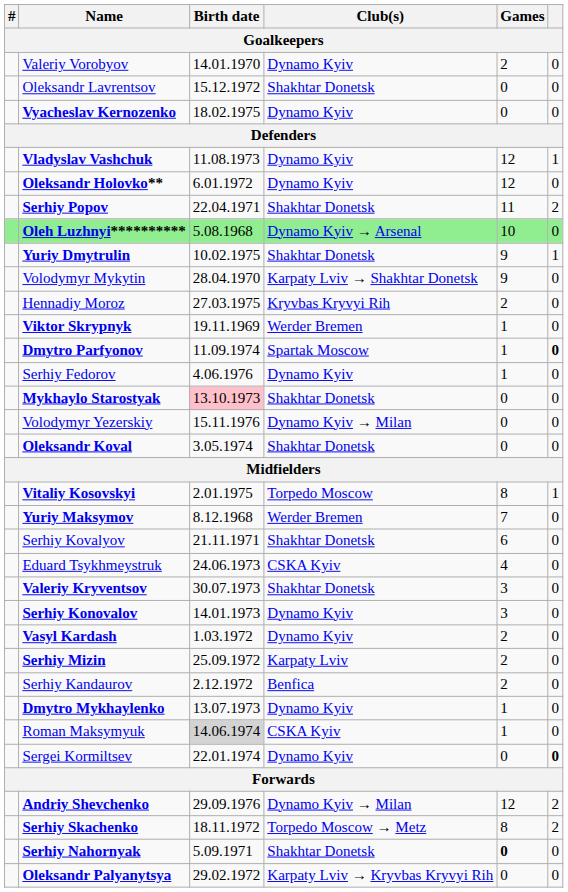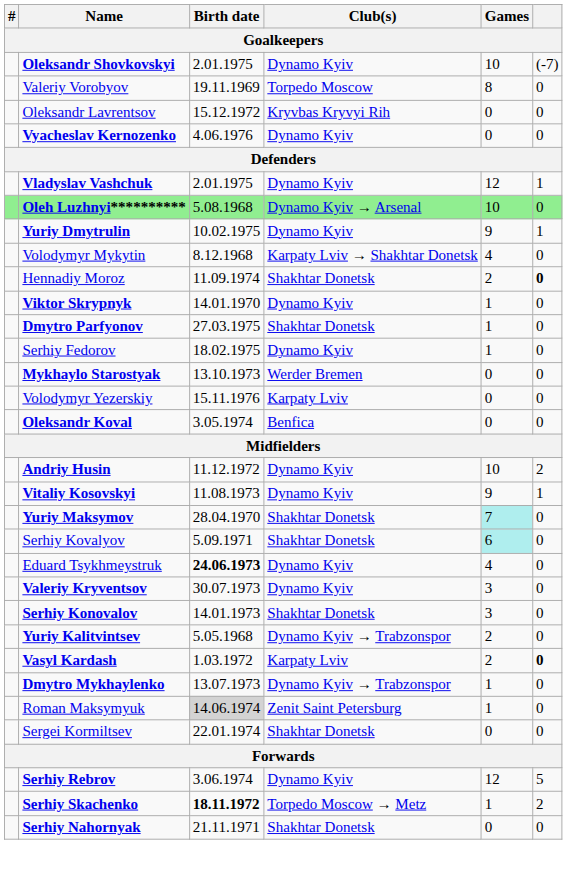+ row: (99, 64)
(227, 64) 14.01.1970 -> (226, 87) 19.11.1969
(310, 64) Dynamo Kyiv -> (320, 87) Torpedo Moscow
(504, 64) 2 -> (489, 87) 8
(321, 87) Shakhtar Donetsk -> (329, 111) Kryvbas Kryvyi Rih
(227, 111) 18.02.1975 -> (223, 135) 4.06.1976
(226, 159) 11.08.1973 -> (223, 183) 2.01.1975
- row: (93, 183)
- row: (65, 207)
(321, 254) Shakhtar Donetsk -> (310, 231) Dynamo Kyiv
(227, 278) 28.04.1970 -> (223, 254) 8.12.1968
(504, 278) 9 -> (489, 254) 4
(227, 302) 27.03.1975 -> (226, 278) 11.09.1974
(329, 302) Kryvbas Kryvyi Rih -> (321, 278) Shakhtar Donetsk
(555, 302) normal -> (540, 278) bold
(226, 326) 19.11.1969 -> (227, 302) 14.01.1970
(315, 326) Werder Bremen -> (310, 302) Dynamo Kyiv
(226, 350) 11.09.1974 -> (227, 326) 27.03.1975
(318, 350) Spartak Moscow -> (321, 326) Shakhtar Donetsk
(555, 350) bold -> (540, 326) normal
(223, 374) 4.06.1976 -> (227, 350) 18.02.1975
(227, 398) pink background -> (227, 374) no background
(321, 398) Shakhtar Donetsk -> (315, 374) Werder Bremen
(339, 421) Dynamo Kyiv → Milan -> (308, 398) Karpaty Lviv
(321, 445) Shakhtar Donetsk -> (291, 421) Benfica
+ row: (66, 469)
(223, 493) 2.01.1975 -> (226, 493) 11.08.1973
(320, 493) Torpedo Moscow -> (310, 493) Dynamo Kyiv
(504, 493) 8 -> (489, 493) 9
(223, 517) 8.12.1968 -> (227, 517) 28.04.1970
(315, 517) Werder Bremen -> (321, 517) Shakhtar Donetsk
(504, 517) no background -> (489, 517) paleturquoise background
(226, 541) 21.11.1971 -> (223, 541) 5.09.1971
(504, 541) no background -> (489, 541) paleturquoise background
(227, 565) normal -> (227, 565) bold
(304, 565) CSKA Kyiv -> (310, 565) Dynamo Kyiv
(321, 588) Shakhtar Donetsk -> (310, 588) Dynamo Kyiv
(310, 612) Dynamo Kyiv -> (321, 612) Shakhtar Donetsk
+ row: (81, 636)
(310, 636) Dynamo Kyiv -> (308, 660) Karpaty Lviv
(555, 636) normal -> (540, 660) bold
- row: (64, 660)
- row: (77, 684)
(310, 708) Dynamo Kyiv -> (359, 684) Dynamo Kyiv → Trabzonspor
(304, 732) CSKA Kyiv -> (334, 708) Zenit Saint Petersburg
(310, 755) Dynamo Kyiv -> (321, 732) Shakhtar Donetsk
(555, 755) bold -> (540, 732) normal
+ row: (69, 779)
- row: (86, 803)
(226, 827) normal -> (226, 803) bold
(504, 827) 8 -> (489, 803) 1
(223, 851) 5.09.1971 -> (226, 827) 21.11.1971
(504, 851) bold -> (489, 827) normal
- row: (97, 875)
